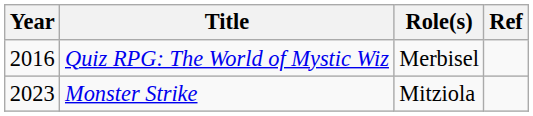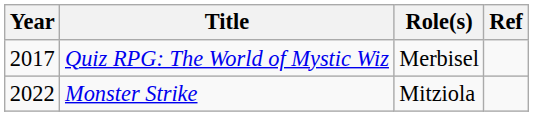(32, 57) 2016 -> (32, 57) 2017
(32, 93) 2023 -> (32, 93) 2022
